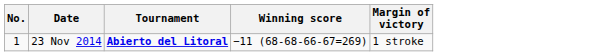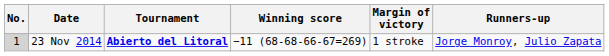+ column: (518, 19)
(17, 43) no background -> (17, 43) lightgrey background
